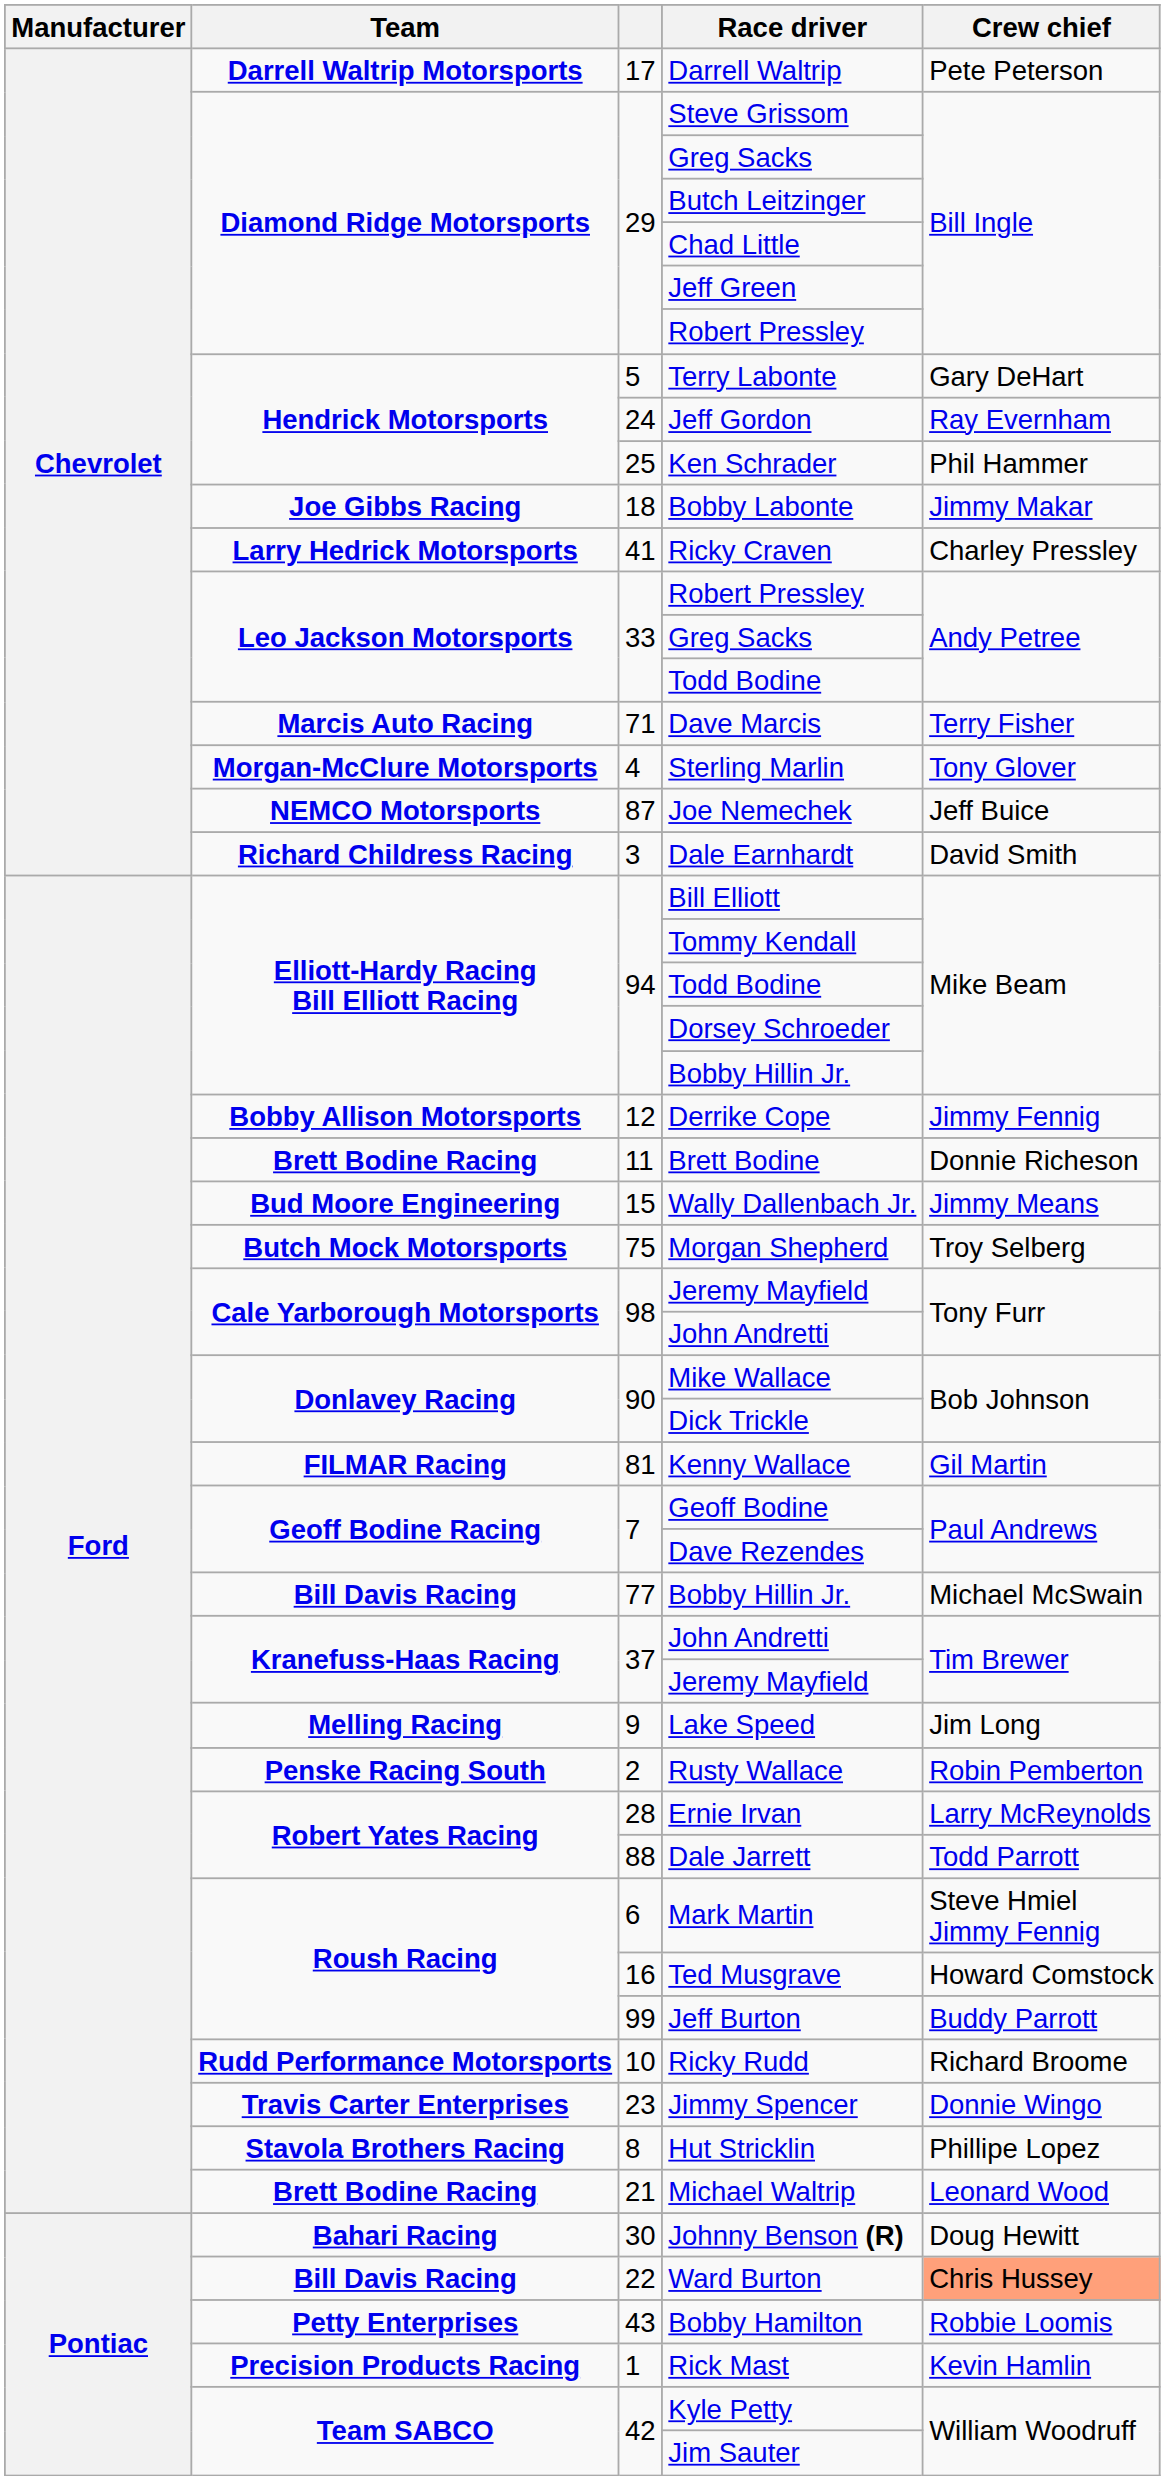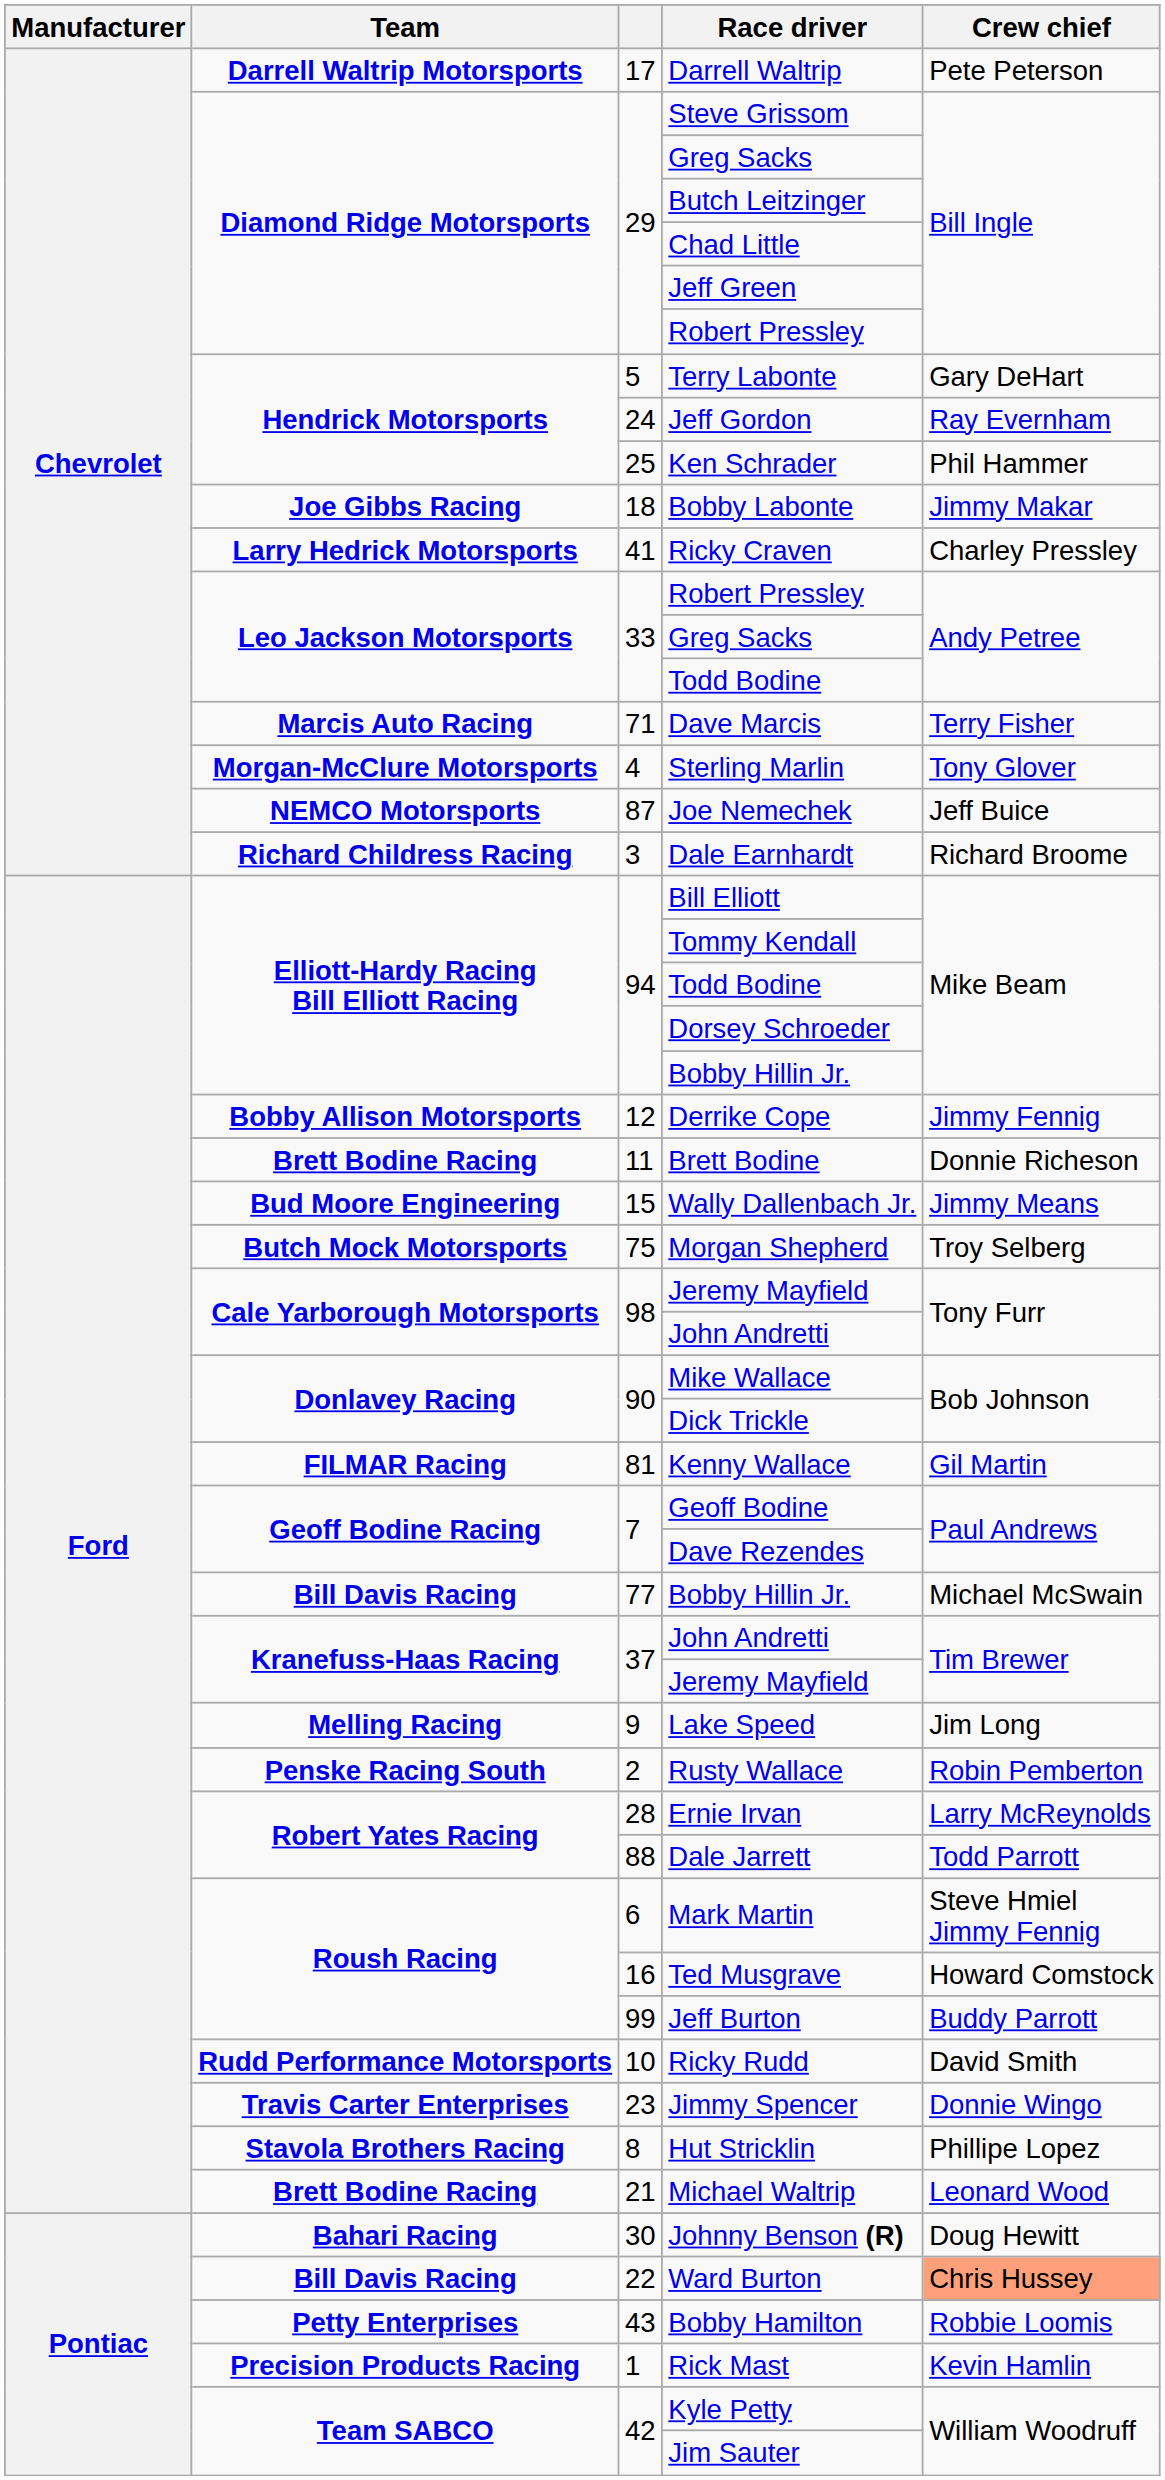(1003, 854) David Smith -> (1028, 854) Richard Broome
(1028, 2061) Richard Broome -> (1003, 2061) David Smith
